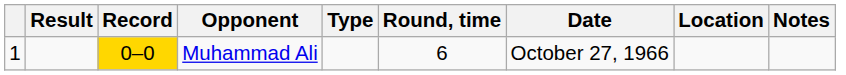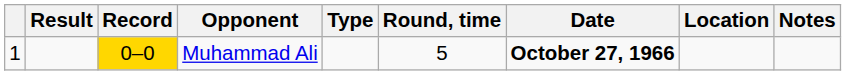(442, 53) 6 -> (442, 53) 5
(590, 53) normal -> (593, 53) bold
